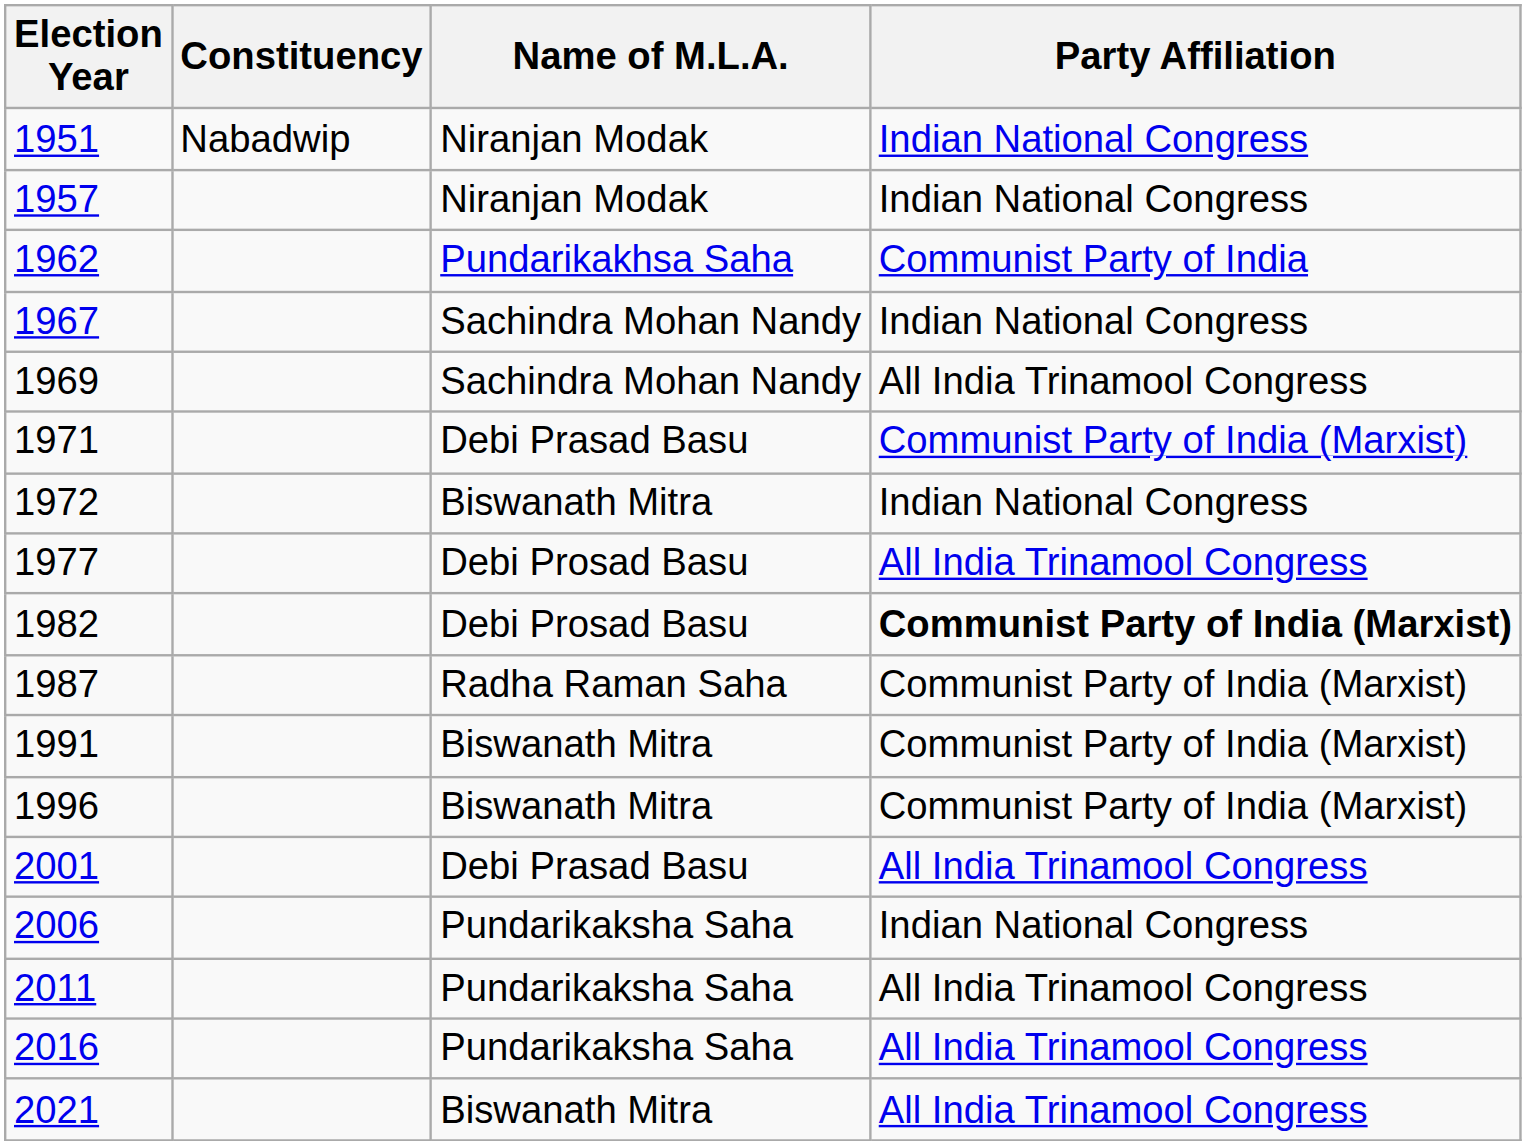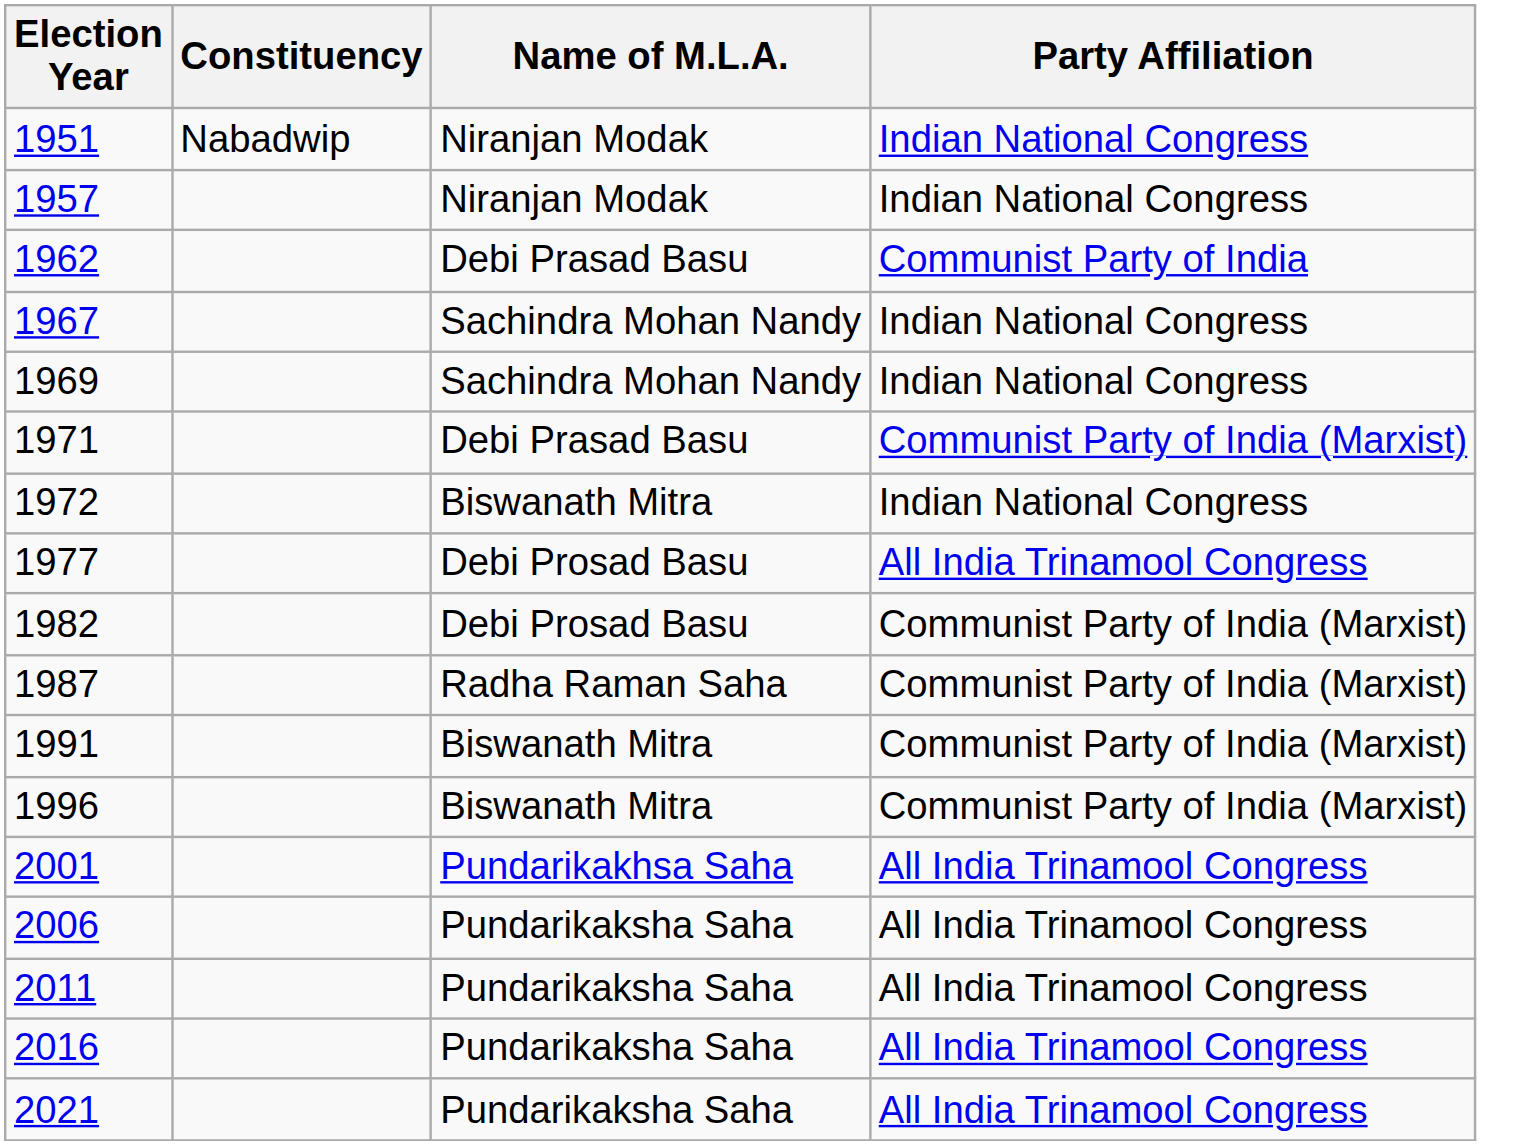(617, 259) Pundarikakhsa Saha -> (594, 259) Debi Prasad Basu
(1123, 381) All India Trinamool Congress -> (1093, 381) Indian National Congress
(1195, 623) bold -> (1173, 623) normal
(594, 866) Debi Prasad Basu -> (617, 866) Pundarikakhsa Saha
(1093, 926) Indian National Congress -> (1123, 926) All India Trinamool Congress
(576, 1108) Biswanath Mitra -> (617, 1108) Pundarikaksha Saha
